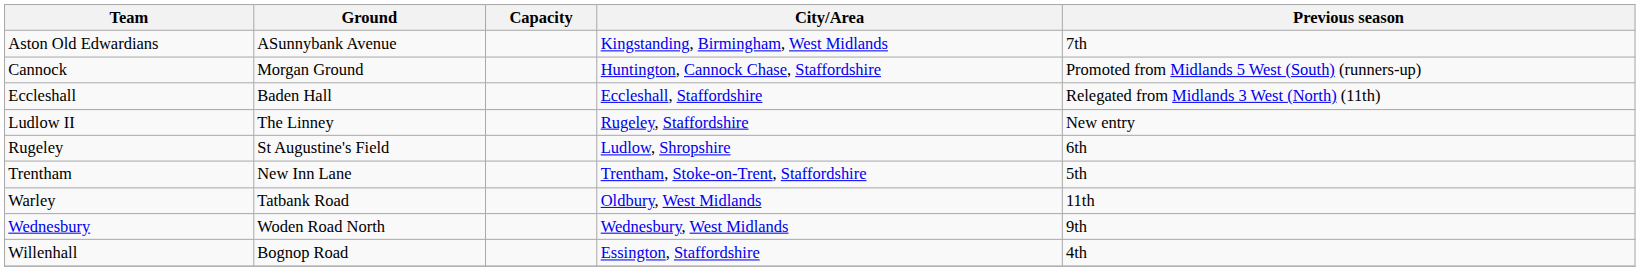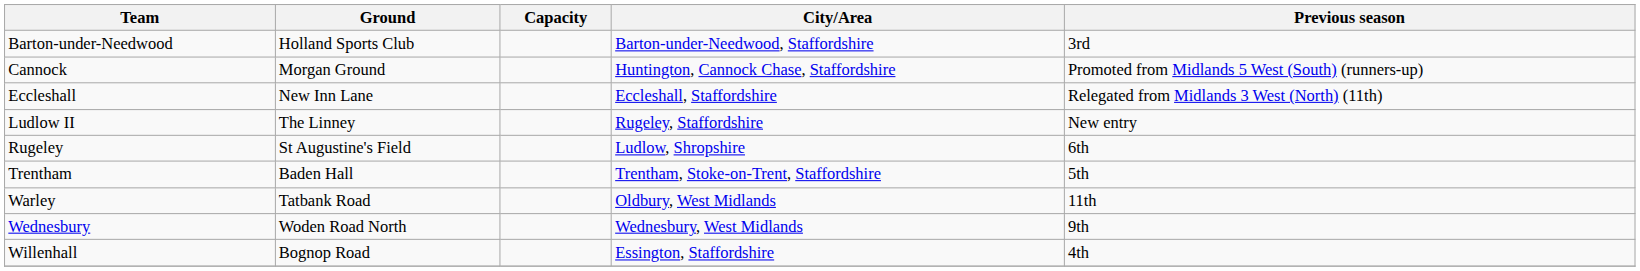- row: (83, 43)
+ row: (91, 43)
(295, 95) Baden Hall -> (326, 95) New Inn Lane
(304, 174) New Inn Lane -> (316, 174) Baden Hall
